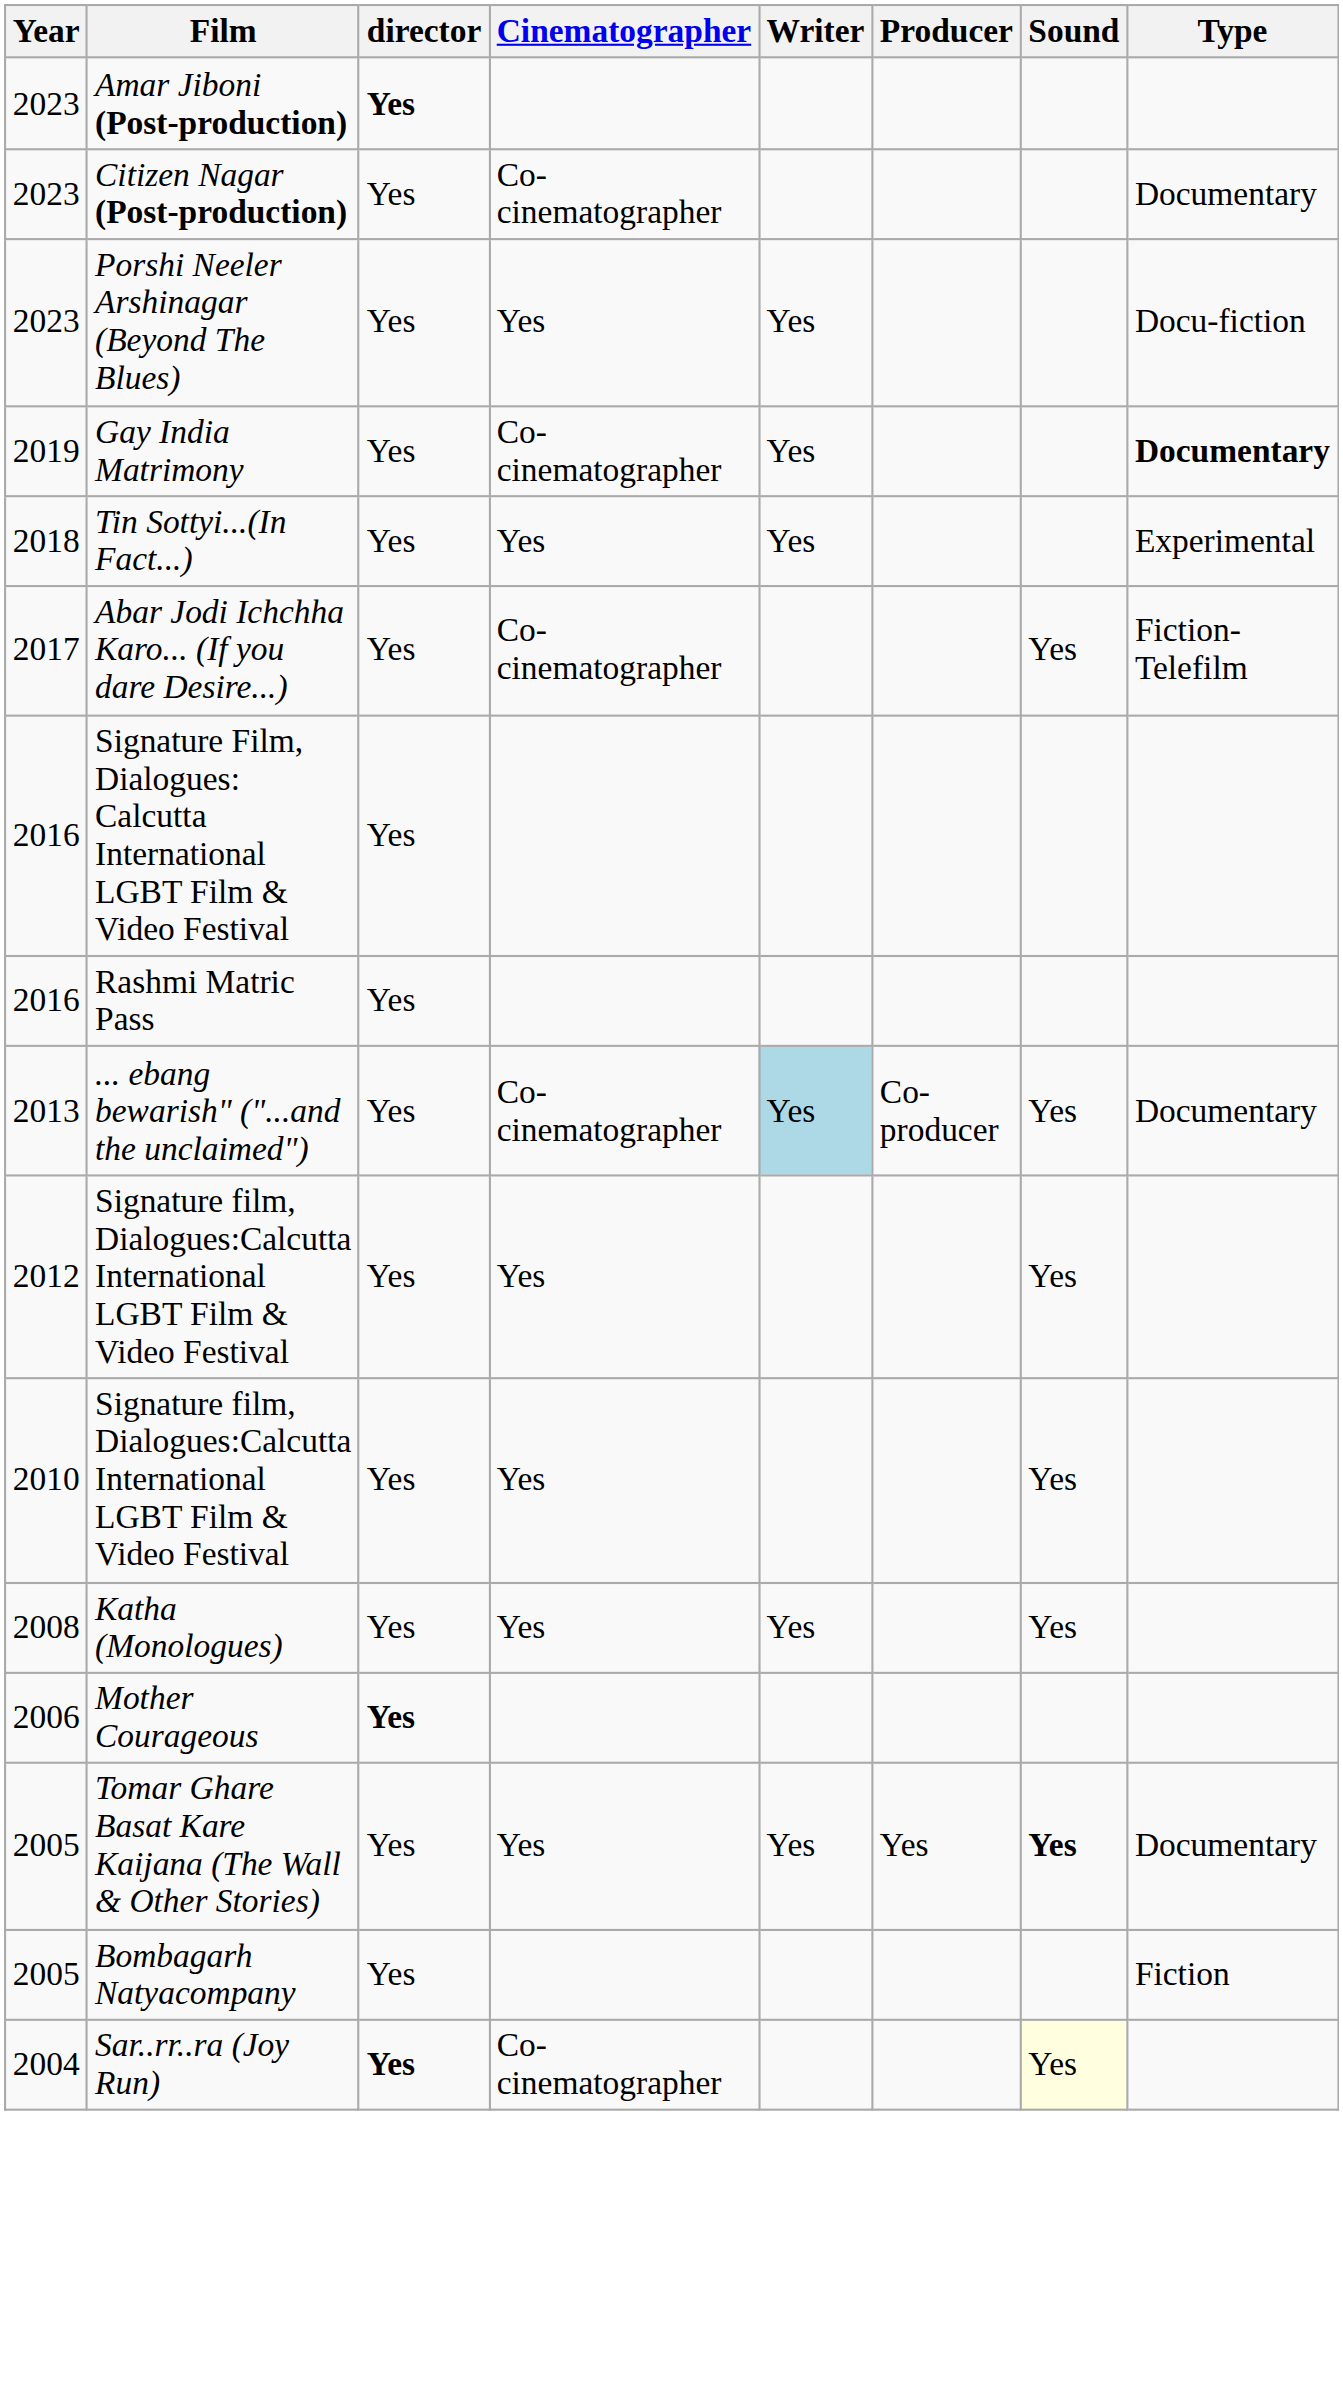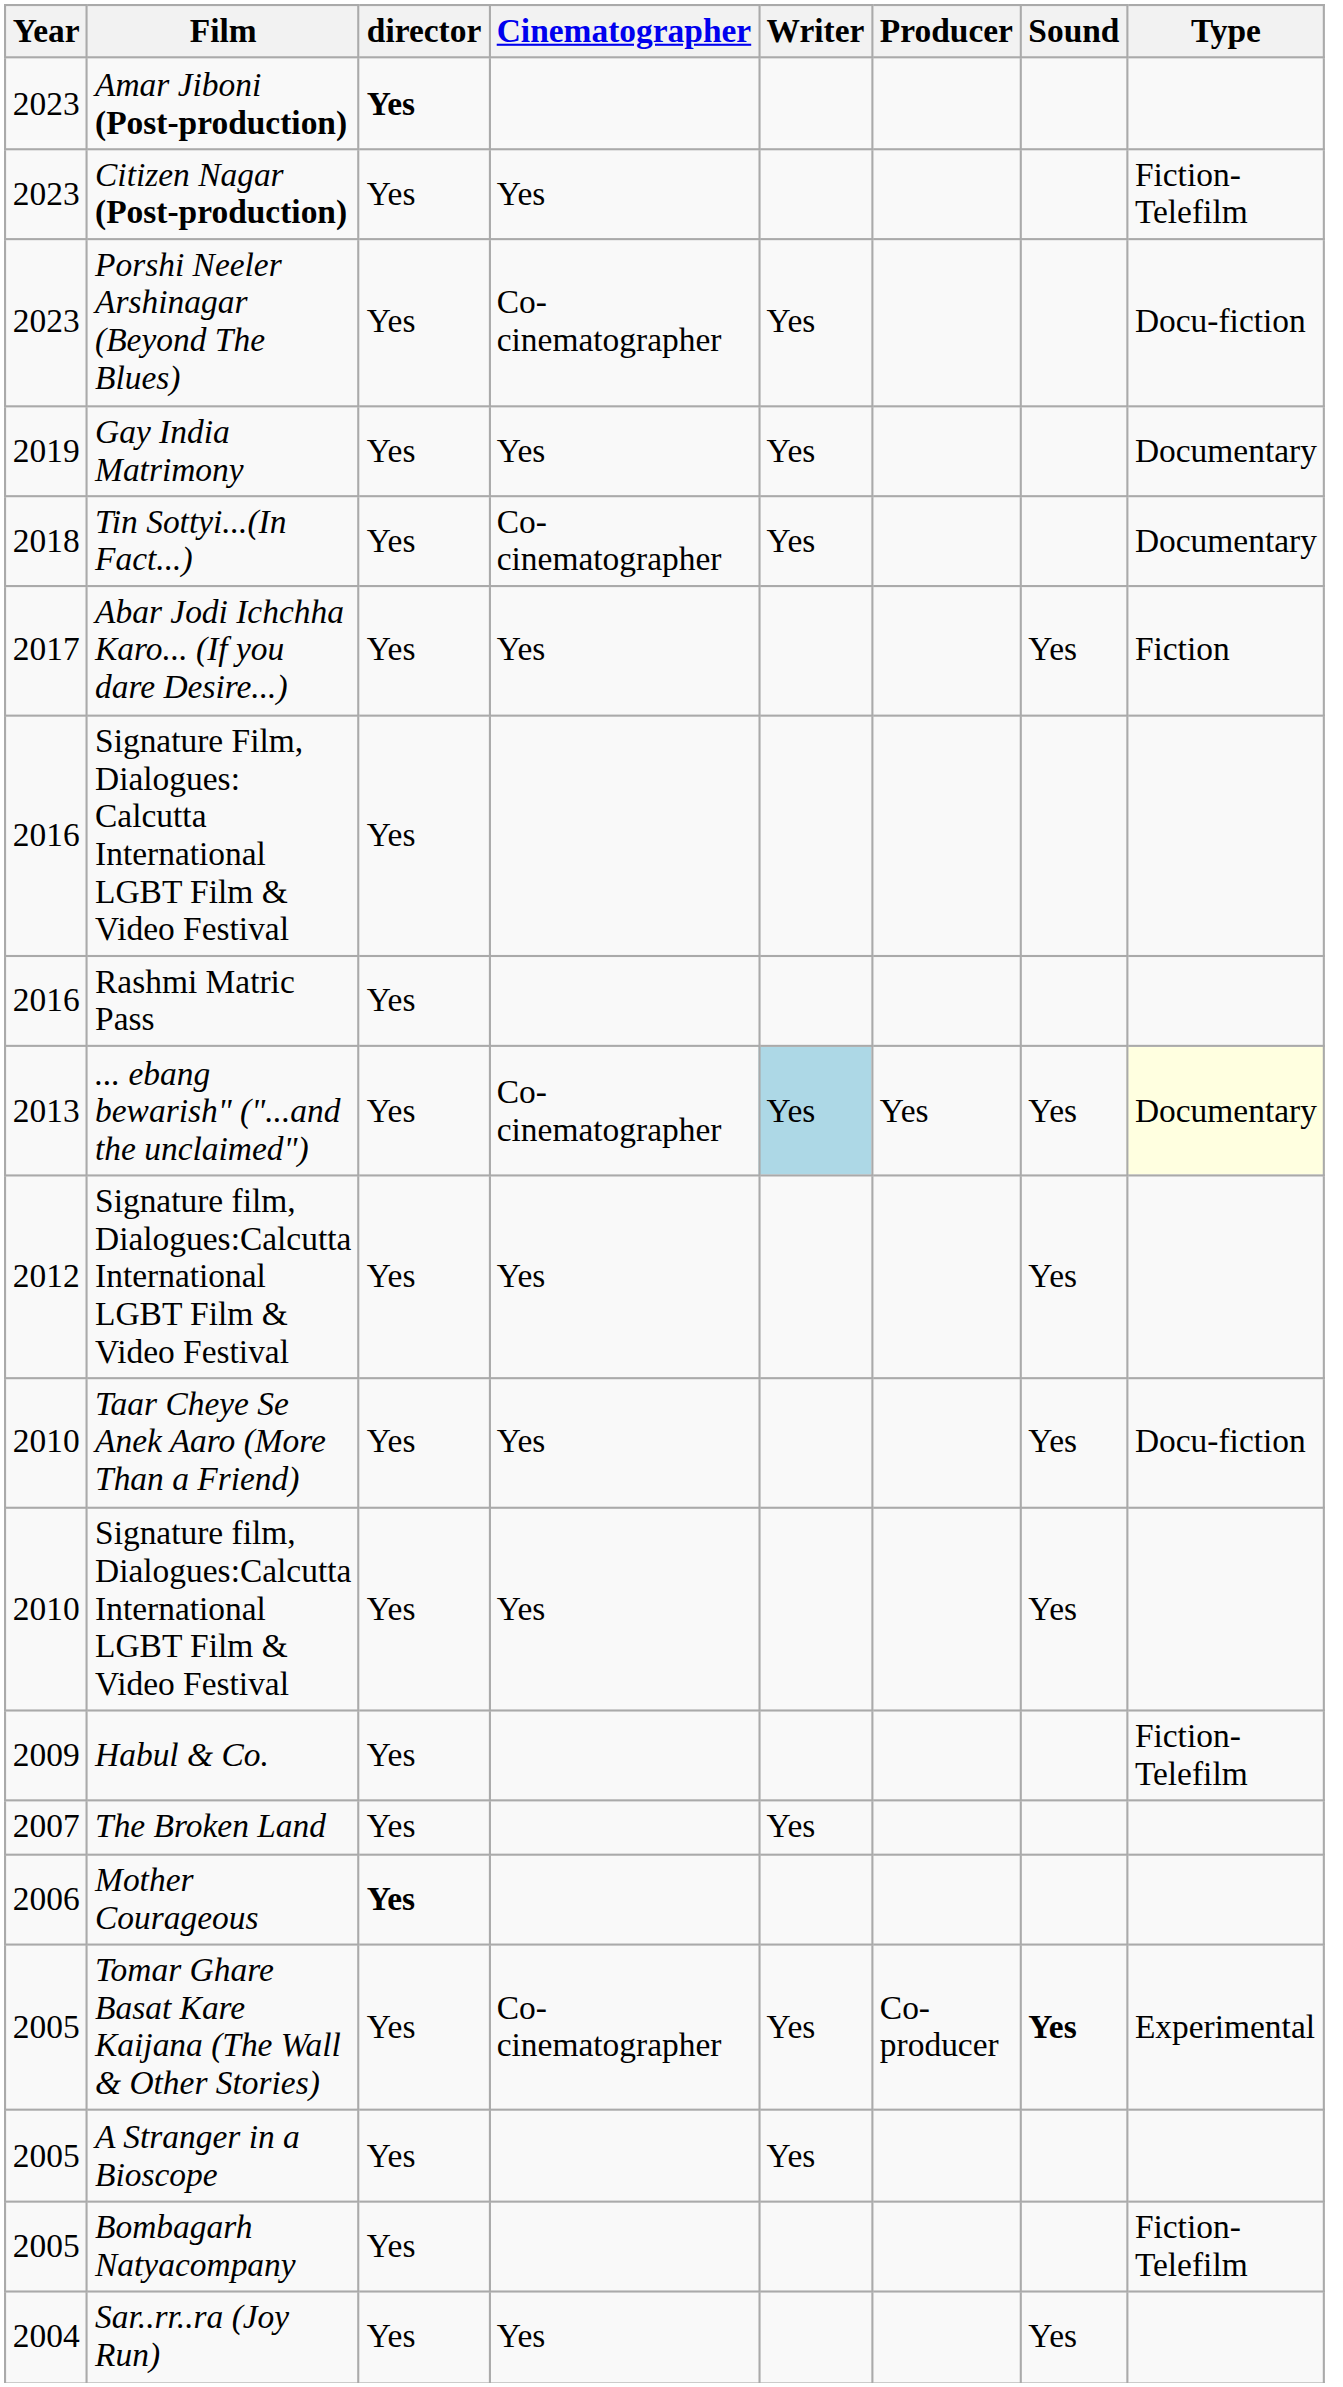(609, 193) Co-cinematographer -> (521, 193) Yes
(1226, 193) Documentary -> (1191, 193) Fiction-Telefilm
(521, 321) Yes -> (609, 321) Co-cinematographer
(609, 450) Co-cinematographer -> (521, 450) Yes
(1232, 450) bold -> (1226, 450) normal
(521, 540) Yes -> (609, 540) Co-cinematographer
(1225, 540) Experimental -> (1226, 540) Documentary
(609, 650) Co-cinematographer -> (521, 650) Yes
(1191, 650) Fiction-Telefilm -> (1182, 650) Fiction
(939, 1110) Co-producer -> (904, 1110) Yes
(1226, 1110) no background -> (1226, 1110) lightyellow background
+ row: (46, 1442)
+ row: (46, 1755)
- row: (46, 1626)
+ row: (46, 1826)
(521, 1845) Yes -> (609, 2026) Co-cinematographer
(904, 1845) Yes -> (939, 2026) Co-producer
(1226, 1845) Documentary -> (1225, 2026) Experimental
+ row: (46, 2155)
(1182, 1973) Fiction -> (1191, 2245) Fiction-Telefilm
(391, 2064) bold -> (391, 2336) normal
(609, 2064) Co-cinematographer -> (521, 2336) Yes
(1053, 2064) lightyellow background -> (1053, 2336) no background
